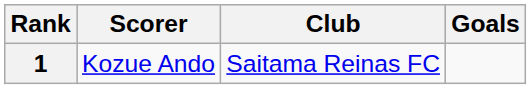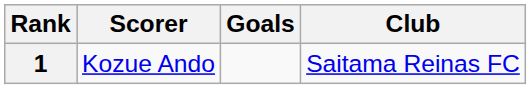columns swapped: (333, 24) <-> (486, 24)
